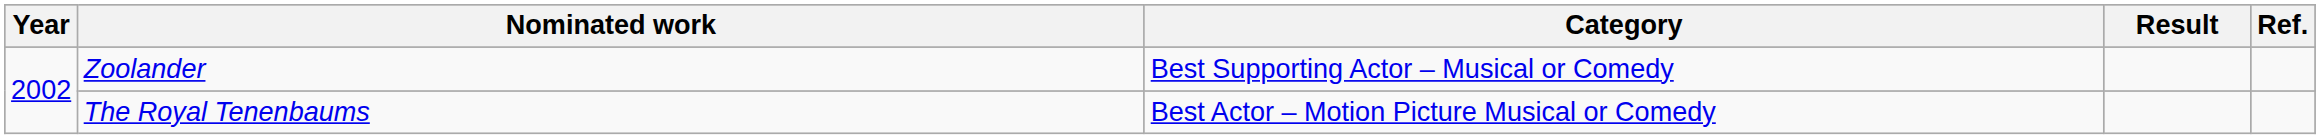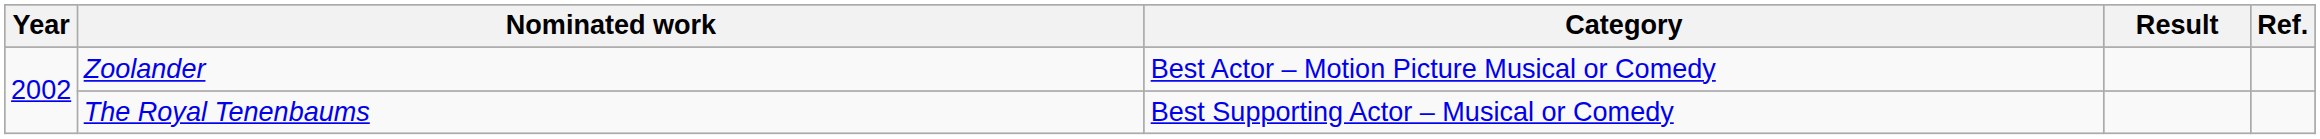(1412, 68) Best Supporting Actor – Musical or Comedy -> (1433, 68) Best Actor – Motion Picture Musical or Comedy
(1433, 111) Best Actor – Motion Picture Musical or Comedy -> (1412, 111) Best Supporting Actor – Musical or Comedy
